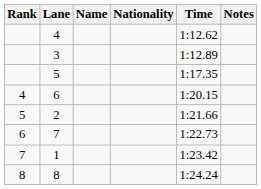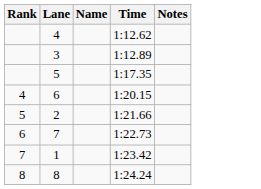- column: (143, 14)
